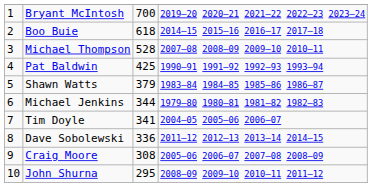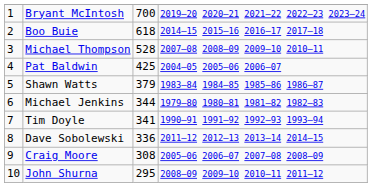(242, 67) 1990–91 1991–92 1992–93 1993–94 -> (221, 67) 2004–05 2005–06 2006–07
(221, 120) 2004–05 2005–06 2006–07 -> (242, 120) 1990–91 1991–92 1992–93 1993–94
